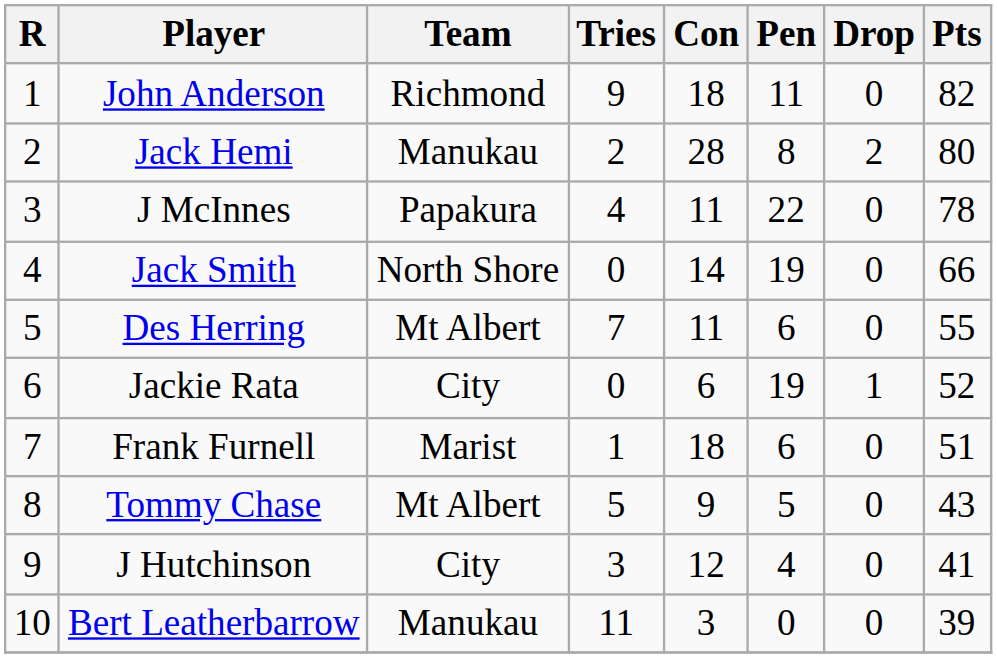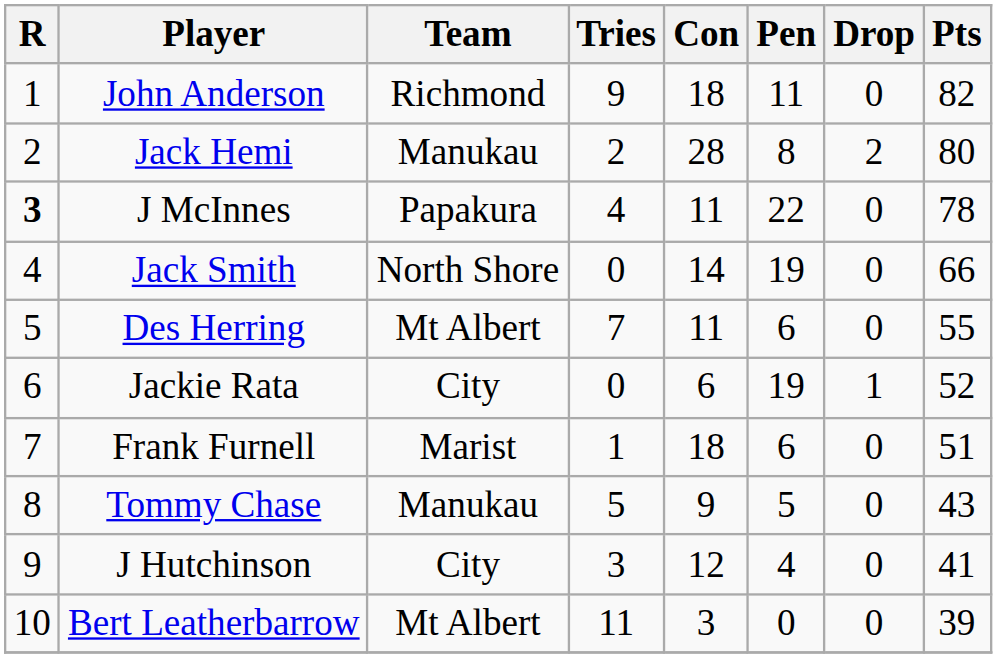(32, 210) normal -> (32, 210) bold
(468, 504) Mt Albert -> (468, 504) Manukau
(468, 622) Manukau -> (468, 622) Mt Albert
